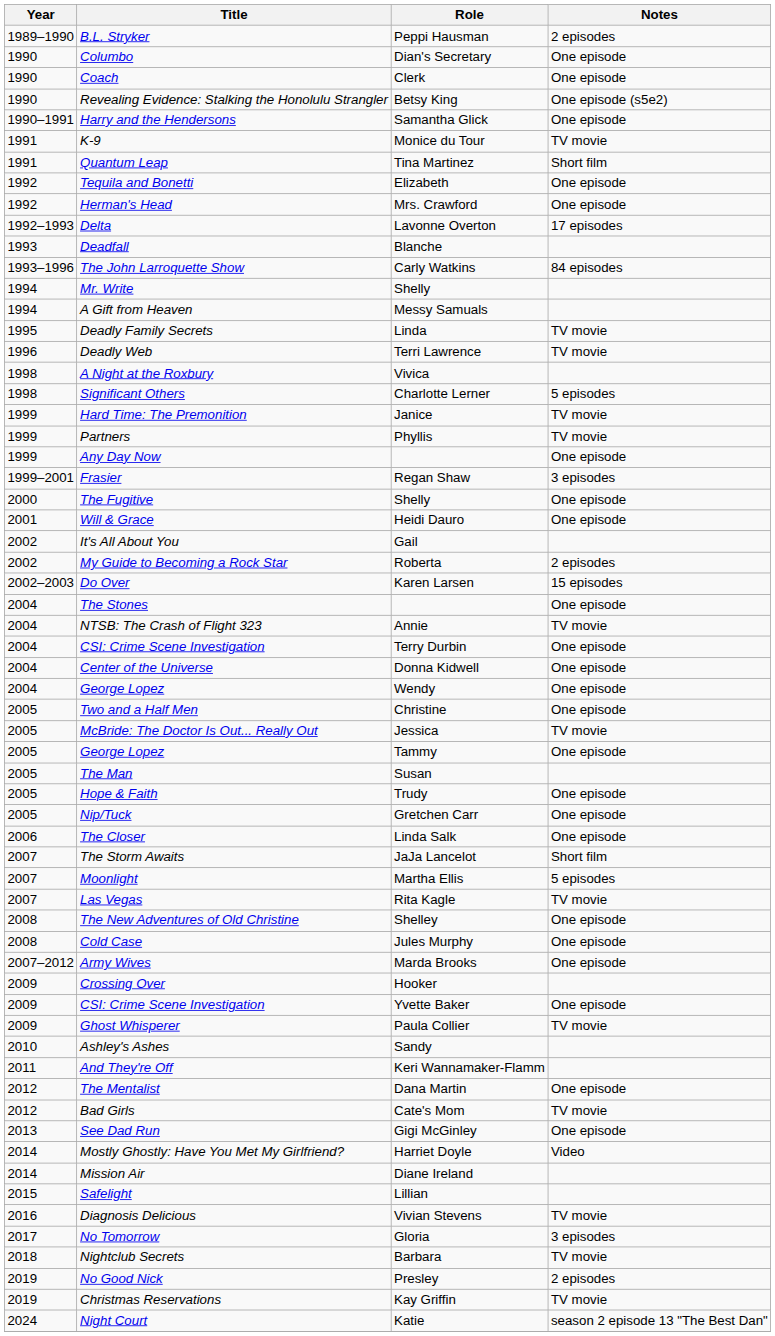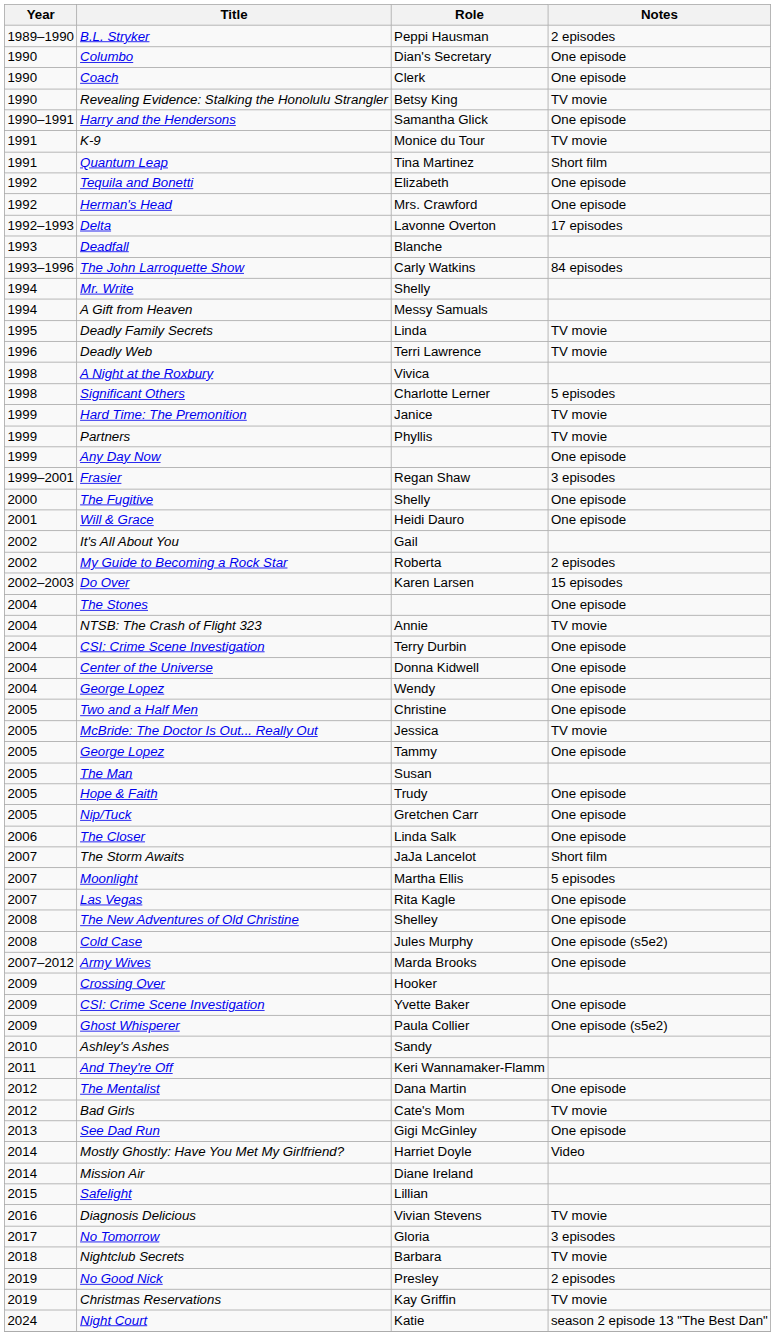(609, 99) One episode (s5e2) -> (579, 99) TV movie
(579, 899) TV movie -> (589, 899) One episode
(589, 941) One episode -> (609, 941) One episode (s5e2)
(579, 1025) TV movie -> (609, 1025) One episode (s5e2)
